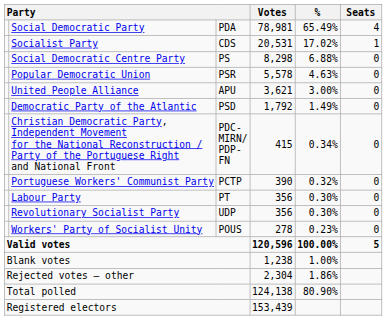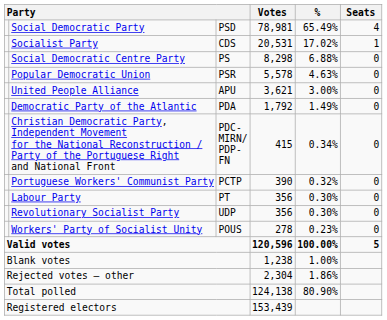(227, 28) PDA -> (227, 28) PSD
(227, 106) PSD -> (227, 106) PDA
